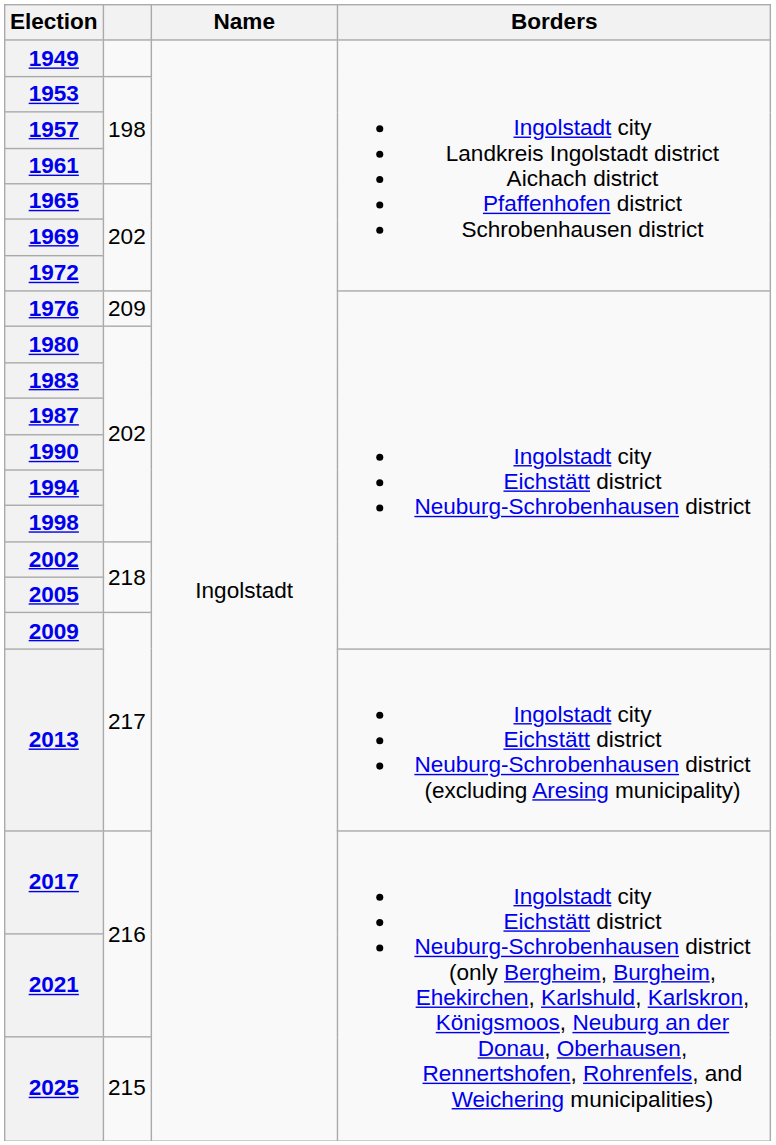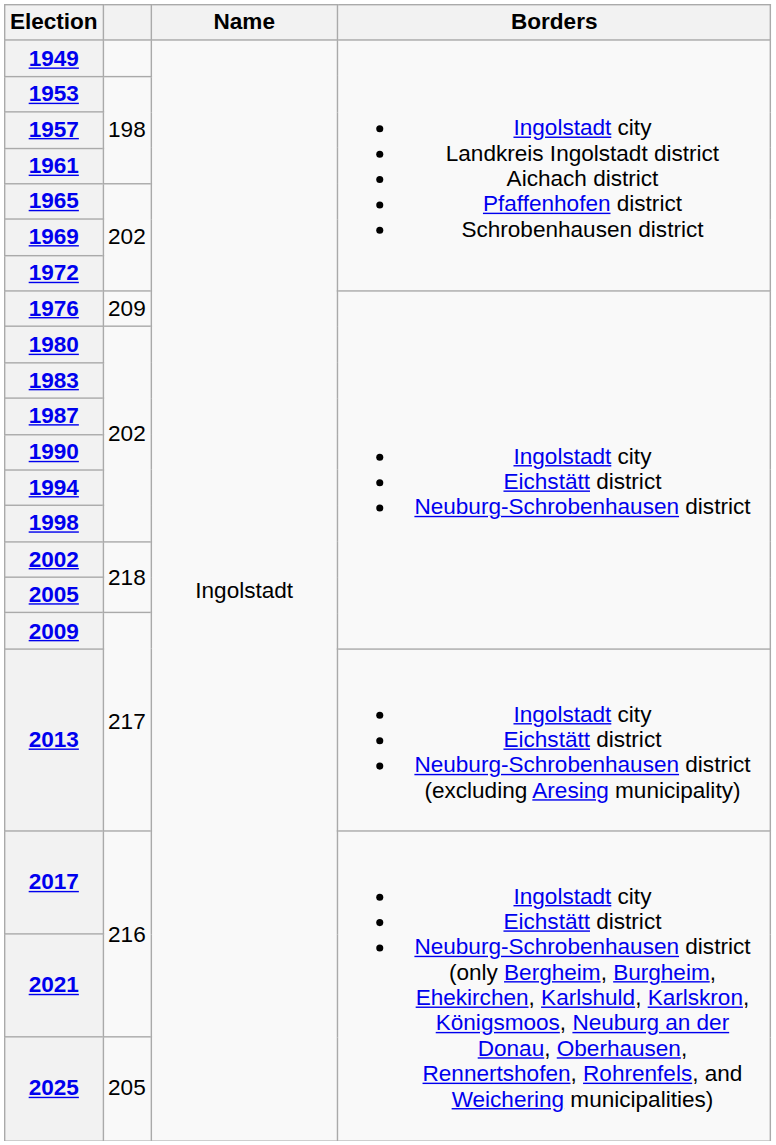(127, 1088) 215 -> (127, 1088) 205
